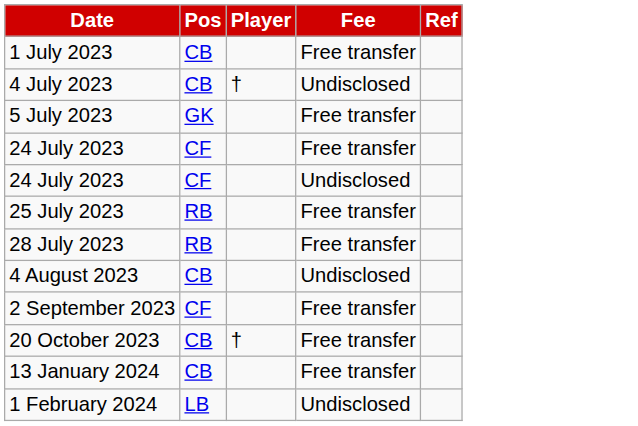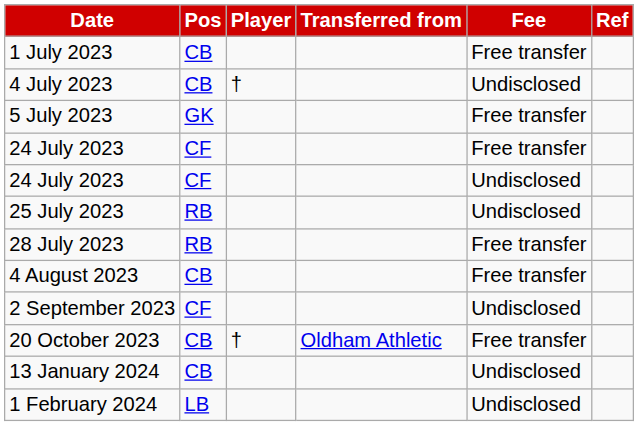+ column: (381, 20)
(358, 212) Free transfer -> (526, 212) Undisclosed
(355, 276) Undisclosed -> (529, 276) Free transfer
(358, 308) Free transfer -> (526, 308) Undisclosed
(358, 372) Free transfer -> (526, 372) Undisclosed
